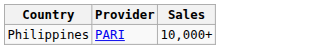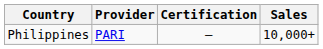+ column: (209, 15)
